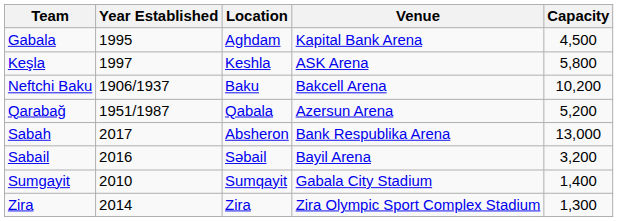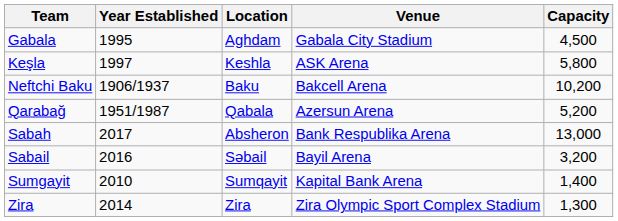(359, 39) Kapital Bank Arena -> (364, 39) Gabala City Stadium
(364, 181) Gabala City Stadium -> (359, 181) Kapital Bank Arena
